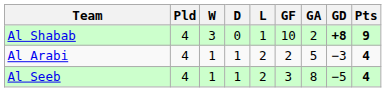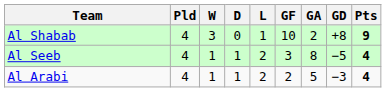(339, 35) bold -> (339, 35) normal
rows swapped: (34, 76) <-> (38, 56)
